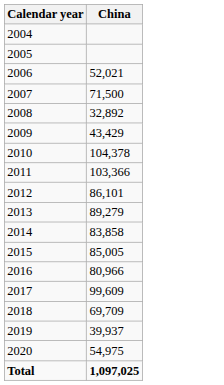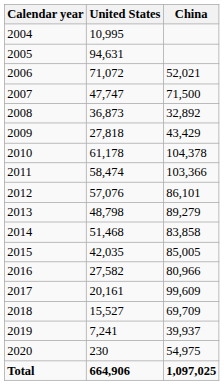+ column: (125, 14)
